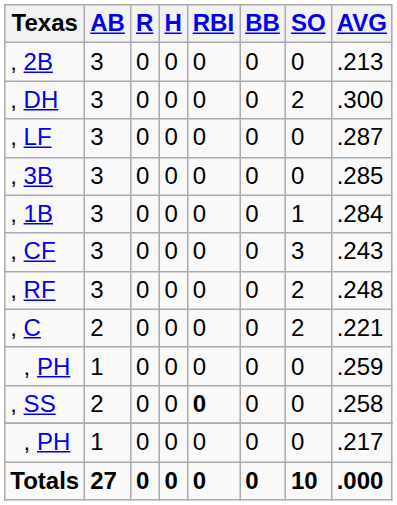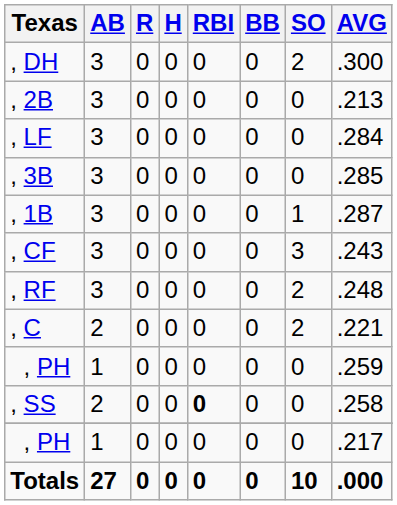rows swapped: (34, 99) <-> (32, 61)
(360, 137) .287 -> (360, 137) .284
(360, 213) .284 -> (360, 213) .287
